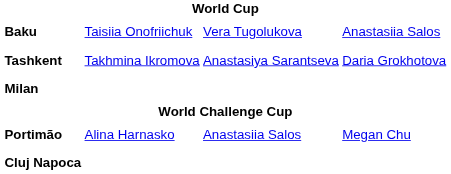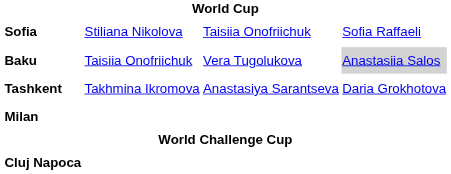+ row: (21, 32)
(391, 32) no background -> (391, 60) lightgrey background
- row: (33, 135)
